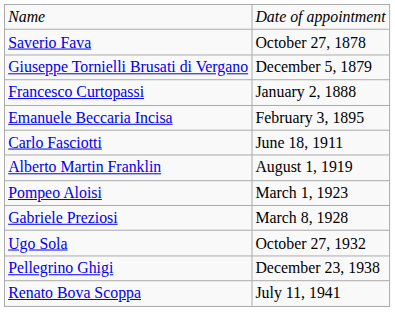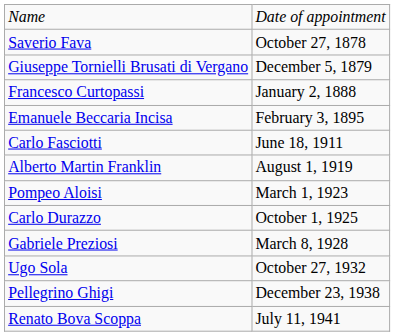+ row: (55, 218)
